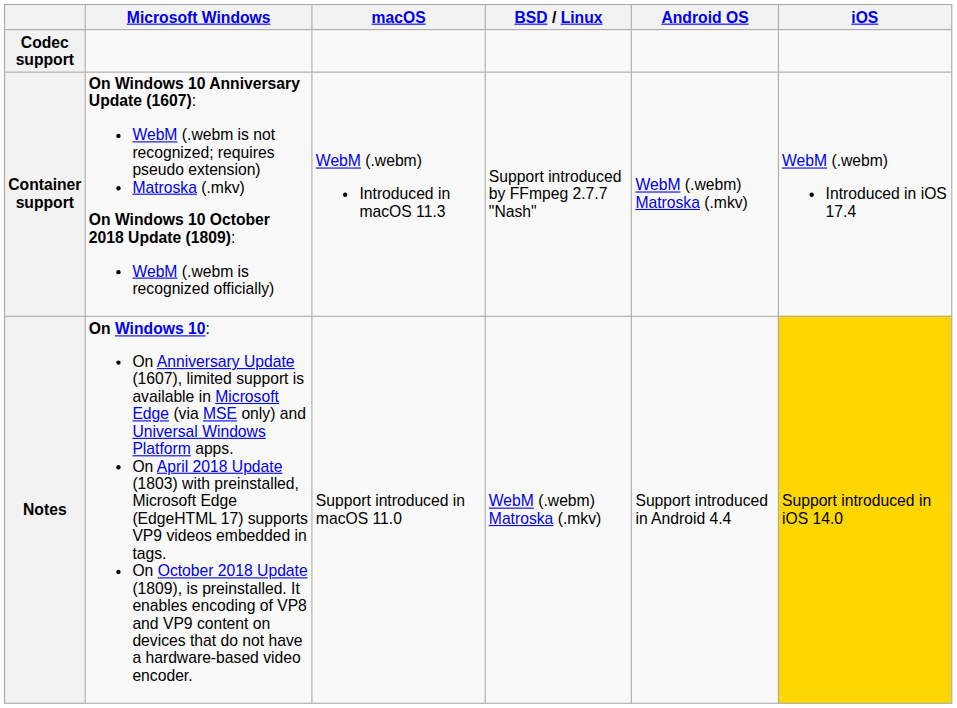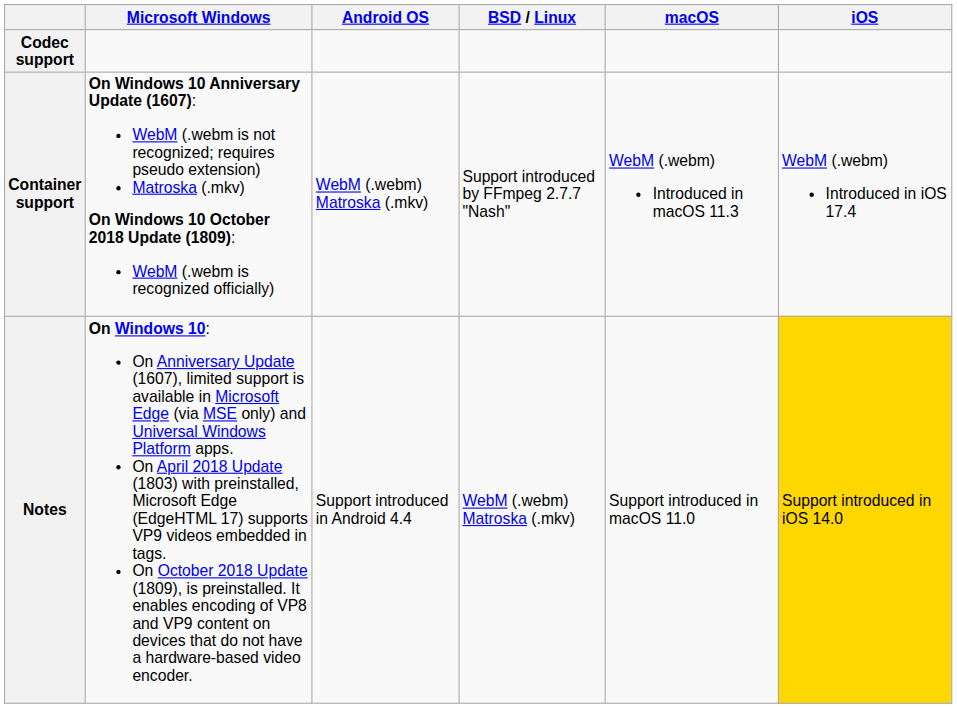columns swapped: (399, 17) <-> (705, 17)
